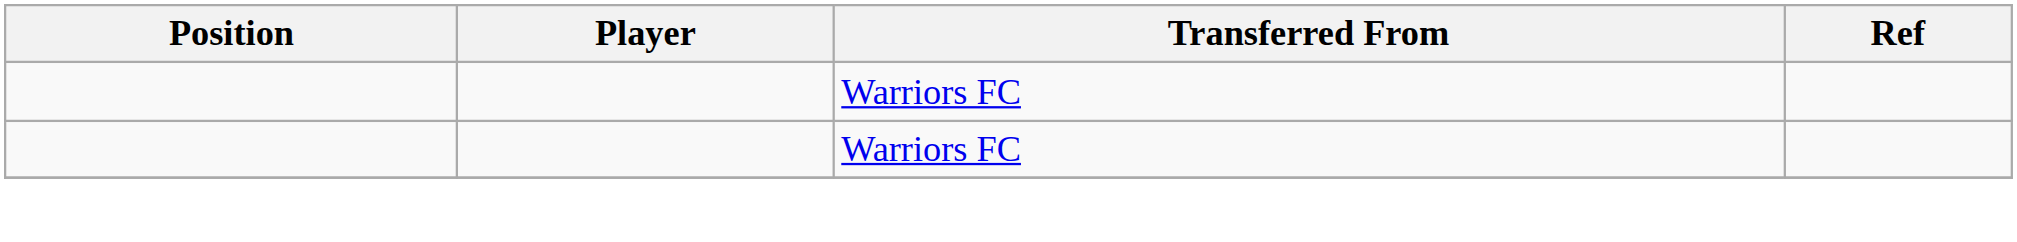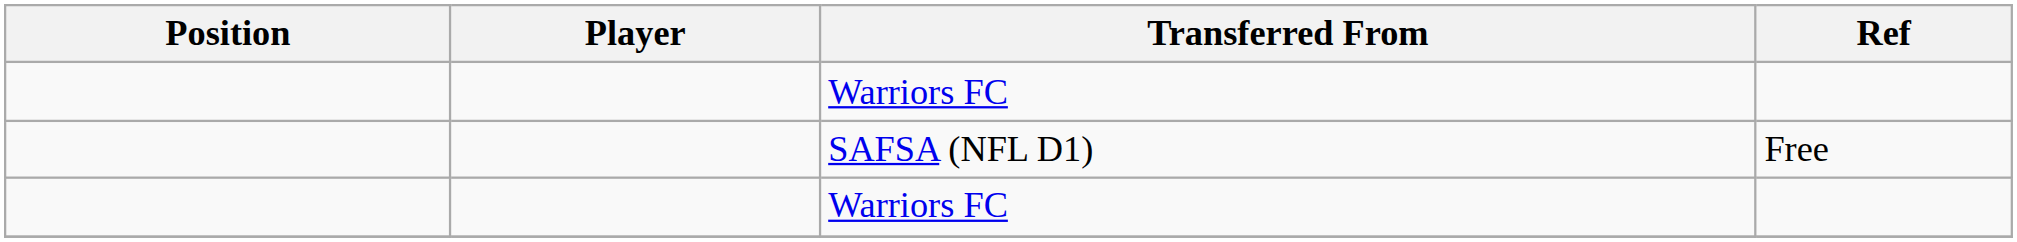+ row: (961, 148)
